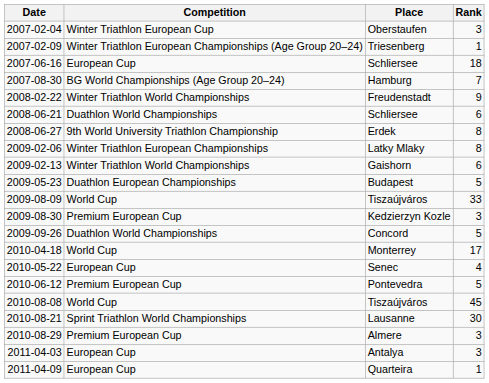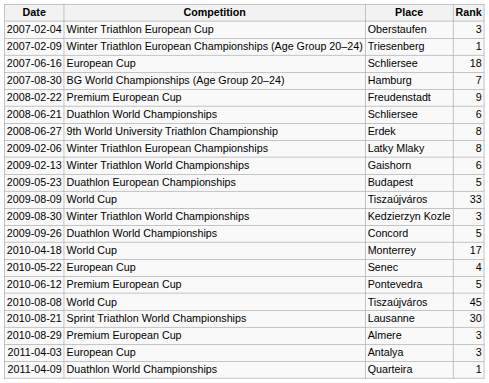(158, 98) Winter Triathlon World Championships -> (124, 98) Premium European Cup
(124, 217) Premium European Cup -> (158, 217) Winter Triathlon World Championships
(101, 370) European Cup -> (142, 370) Duathlon World Championships
